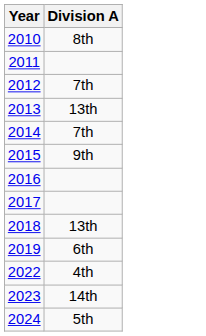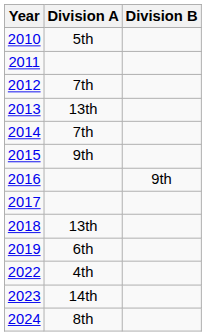+ column: (162, 16)
(83, 39) 8th -> (83, 39) 5th
(83, 319) 5th -> (83, 319) 8th
